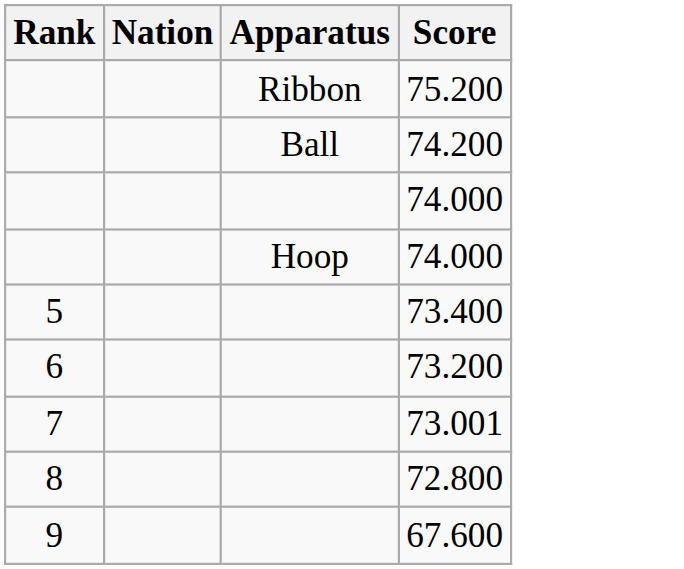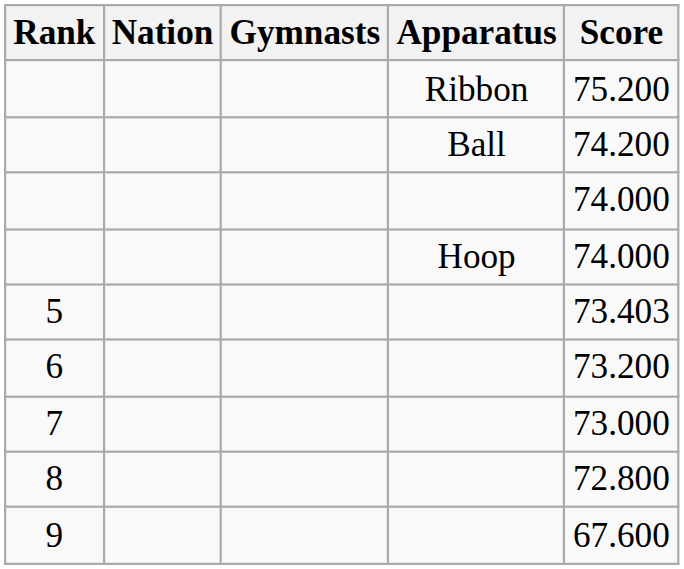+ column: (305, 32)
(455, 311) 73.400 -> (621, 311) 73.403
(455, 423) 73.001 -> (621, 423) 73.000
